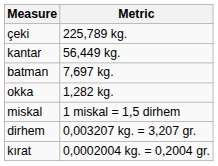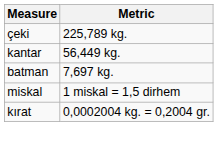- row: (20, 92)
- row: (26, 131)
